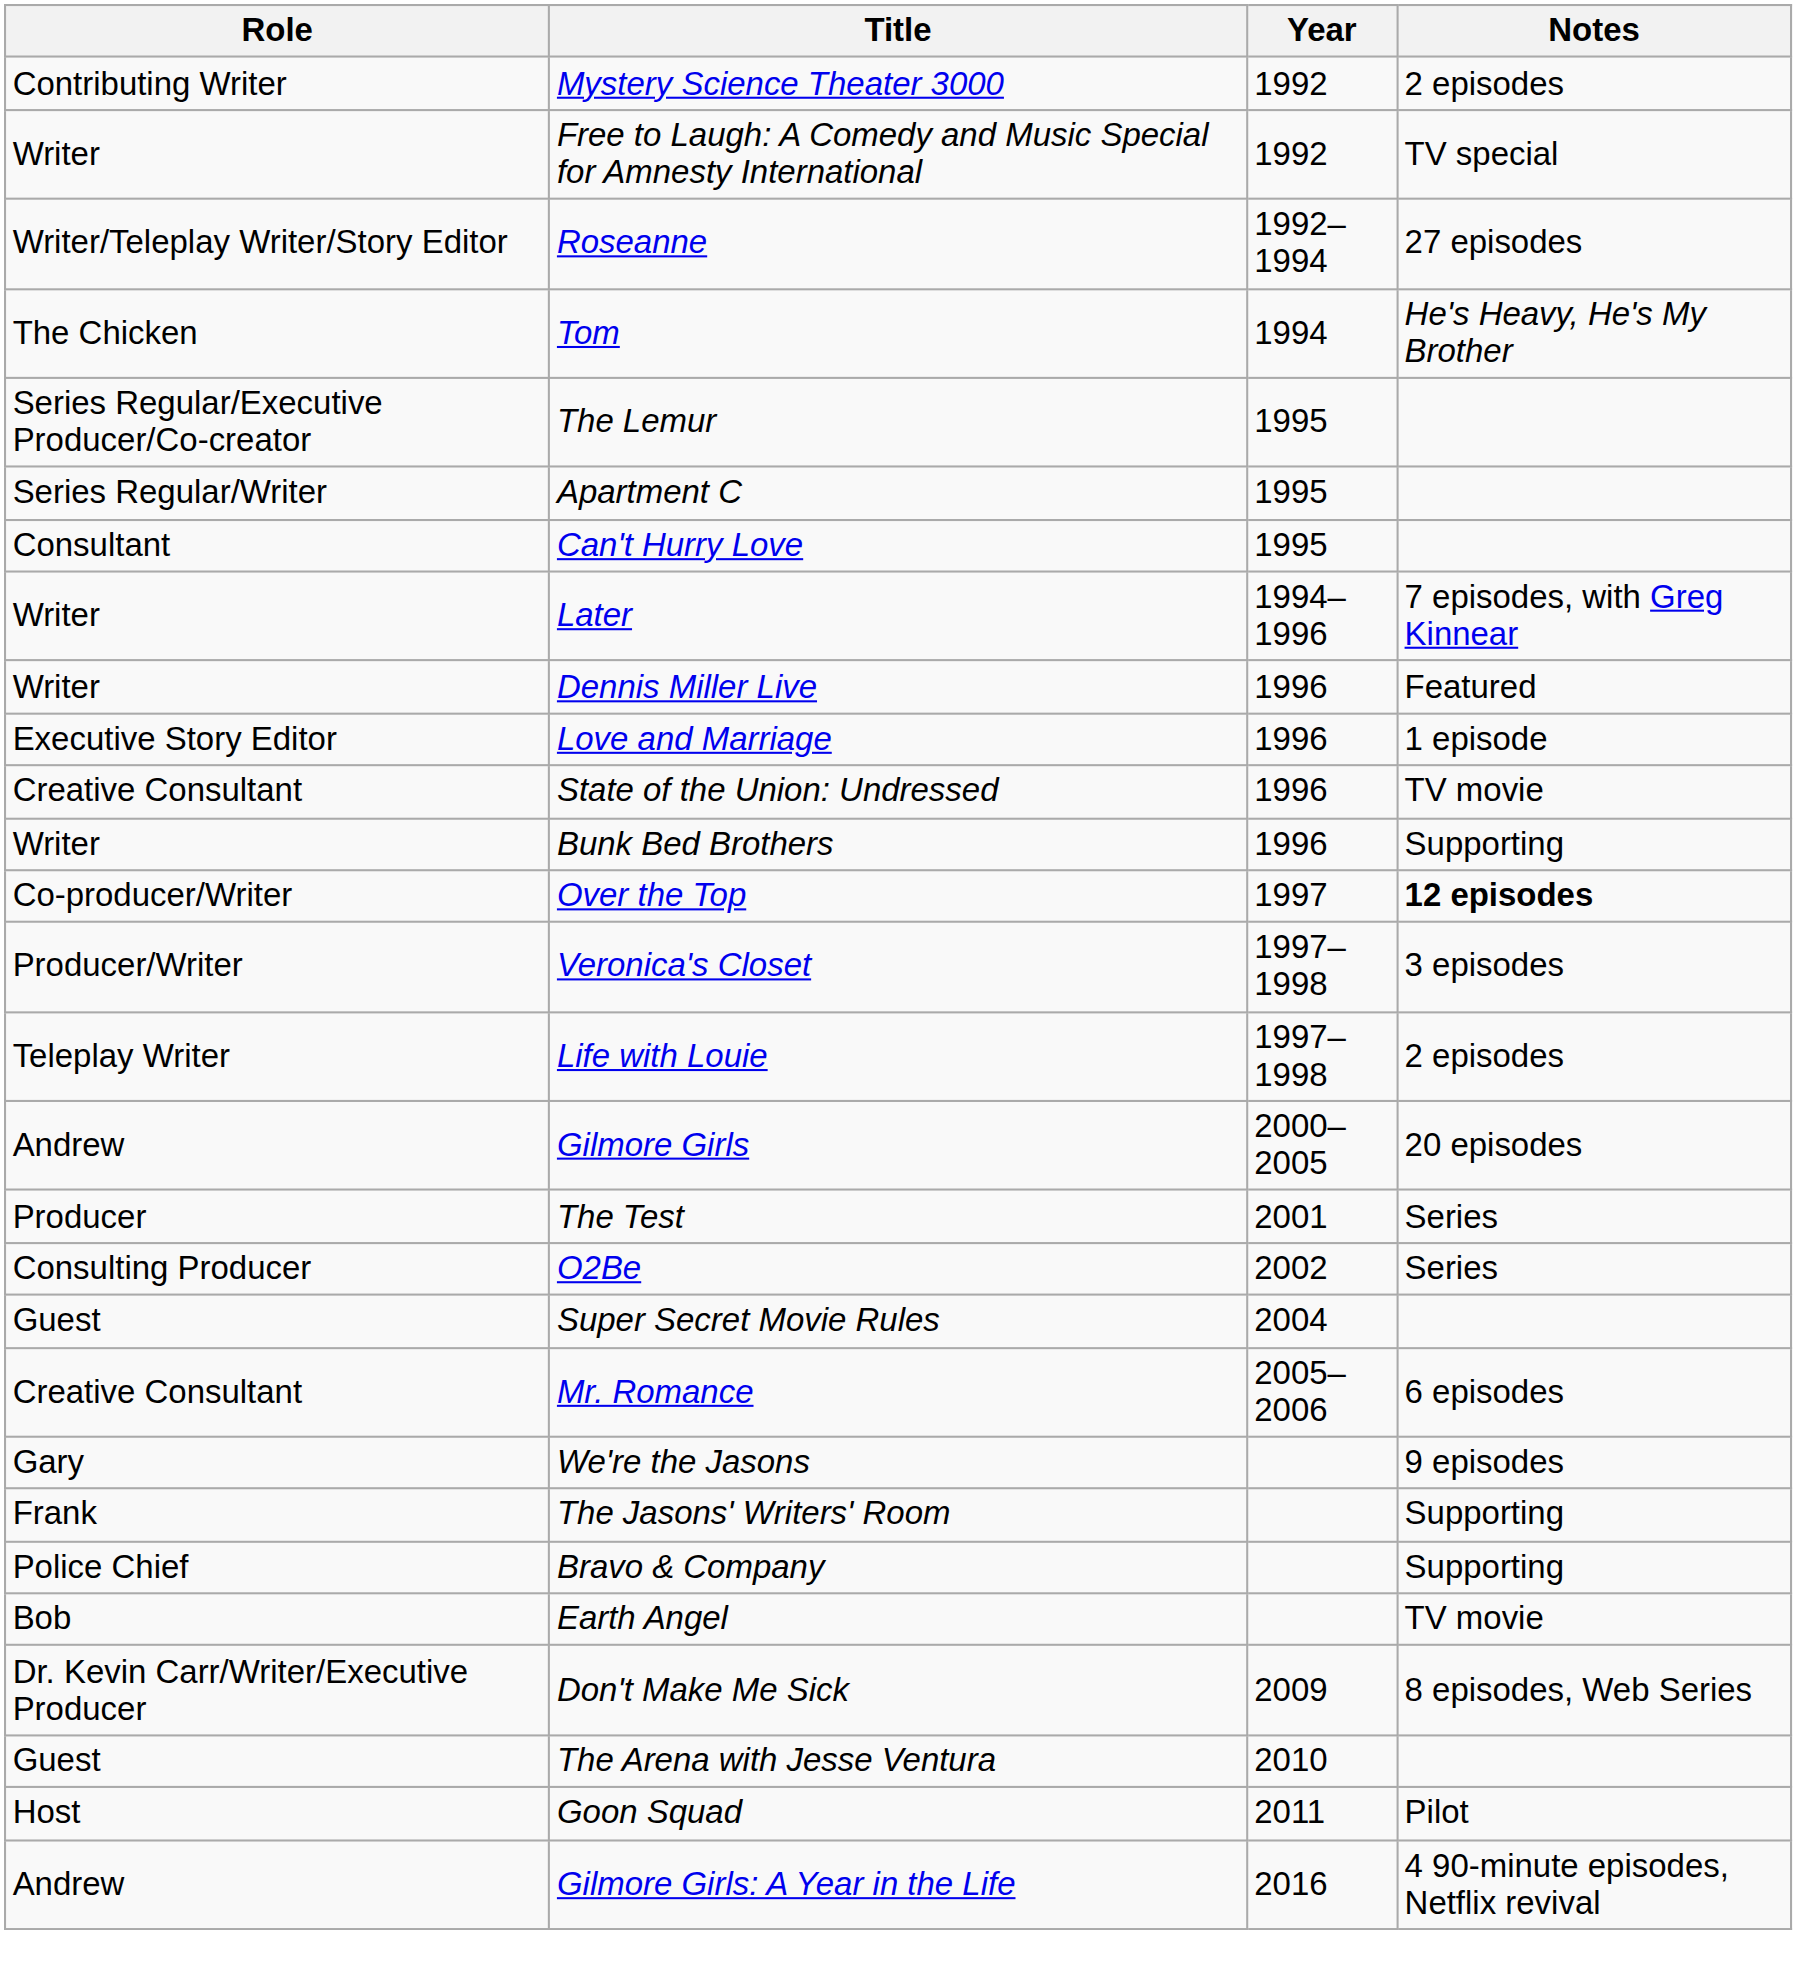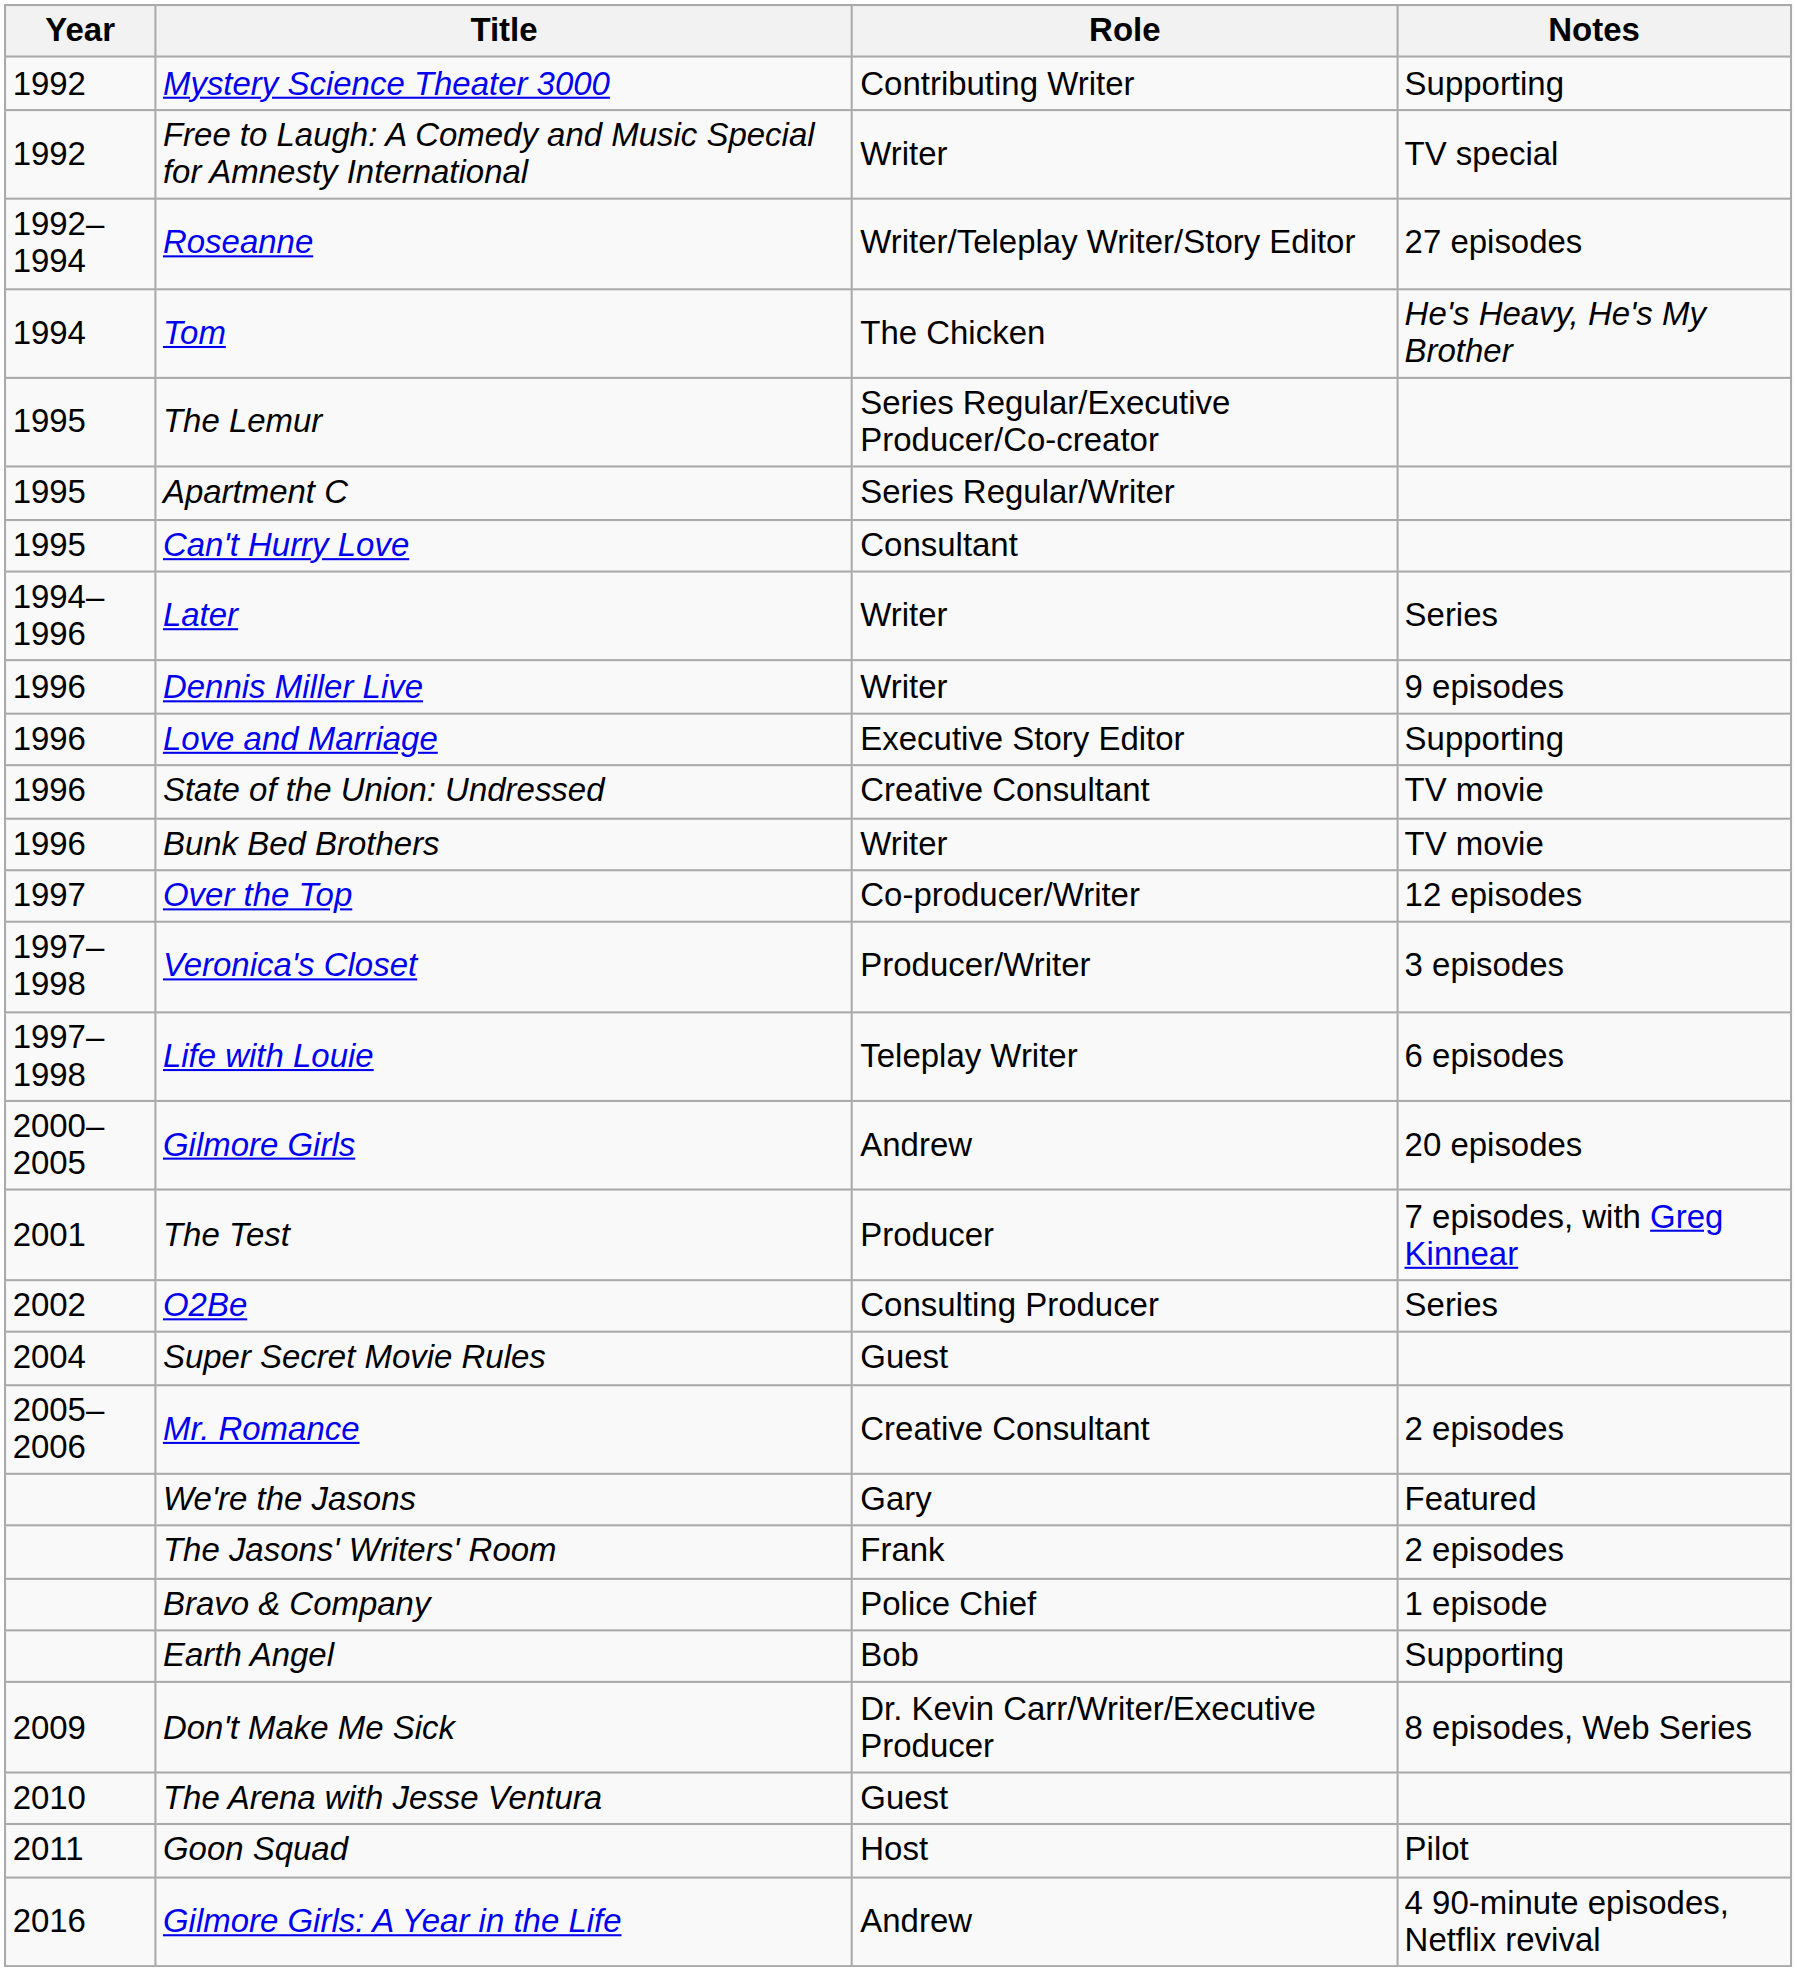columns swapped: (1322, 30) <-> (277, 30)
(1484, 82) 2 episodes -> (1484, 82) Supporting
(1564, 615) 7 episodes, with Greg Kinnear -> (1451, 615) Series
(1471, 686) Featured -> (1484, 686) 9 episodes
(1476, 738) 1 episode -> (1484, 738) Supporting
(1484, 843) Supporting -> (1474, 843) TV movie
(1499, 895) bold -> (1493, 895) normal
(1484, 1055) 2 episodes -> (1484, 1055) 6 episodes
(1451, 1215) Series -> (1564, 1234) 7 episodes, with Greg Kinnear
(1484, 1391) 6 episodes -> (1484, 1428) 2 episodes
(1484, 1462) 9 episodes -> (1471, 1499) Featured
(1484, 1514) Supporting -> (1484, 1551) 2 episodes
(1484, 1566) Supporting -> (1476, 1603) 1 episode
(1474, 1618) TV movie -> (1484, 1655) Supporting
